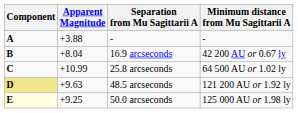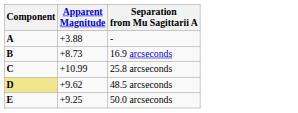- column: (247, 17)
(71, 54) +8.04 -> (71, 54) +8.73
(71, 85) +9.63 -> (71, 85) +9.62
(10, 100) lightyellow background -> (10, 100) no background
